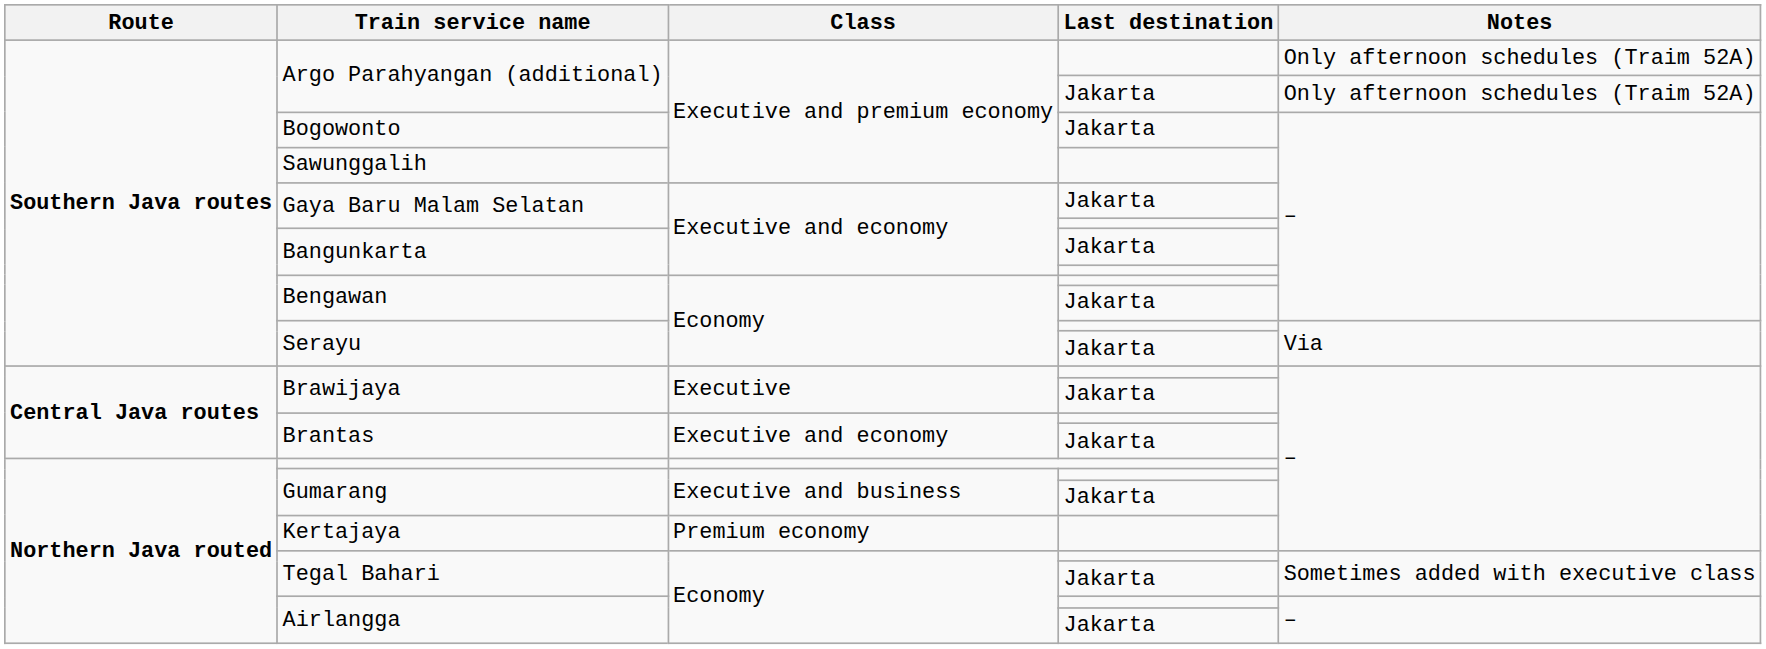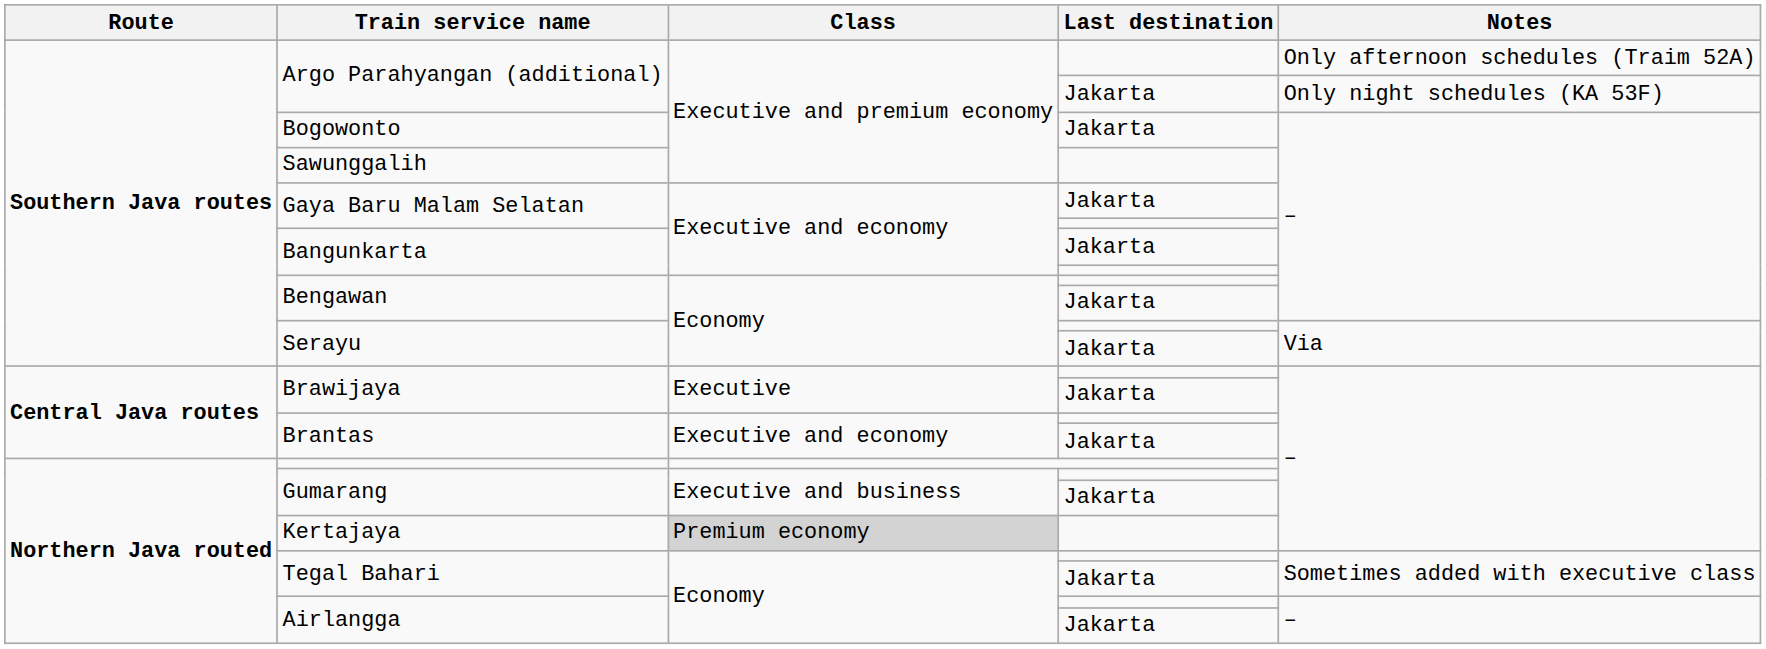(1520, 94) Only afternoon schedules (Traim 52A) -> (1474, 94) Only night schedules (KA 53F)
(771, 533) no background -> (771, 533) lightgrey background
